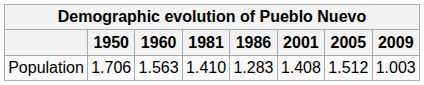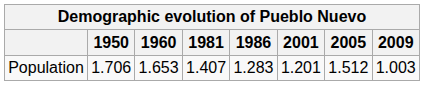(159, 67) 1.563 -> (159, 67) 1.653
(206, 67) 1.410 -> (206, 67) 1.407
(301, 67) 1.408 -> (301, 67) 1.201
